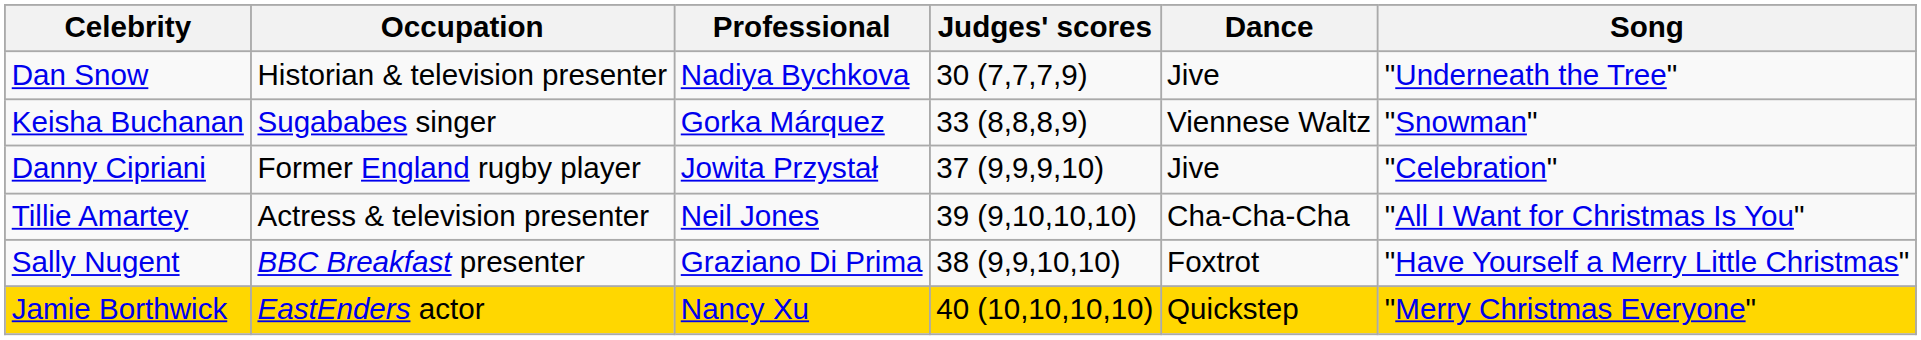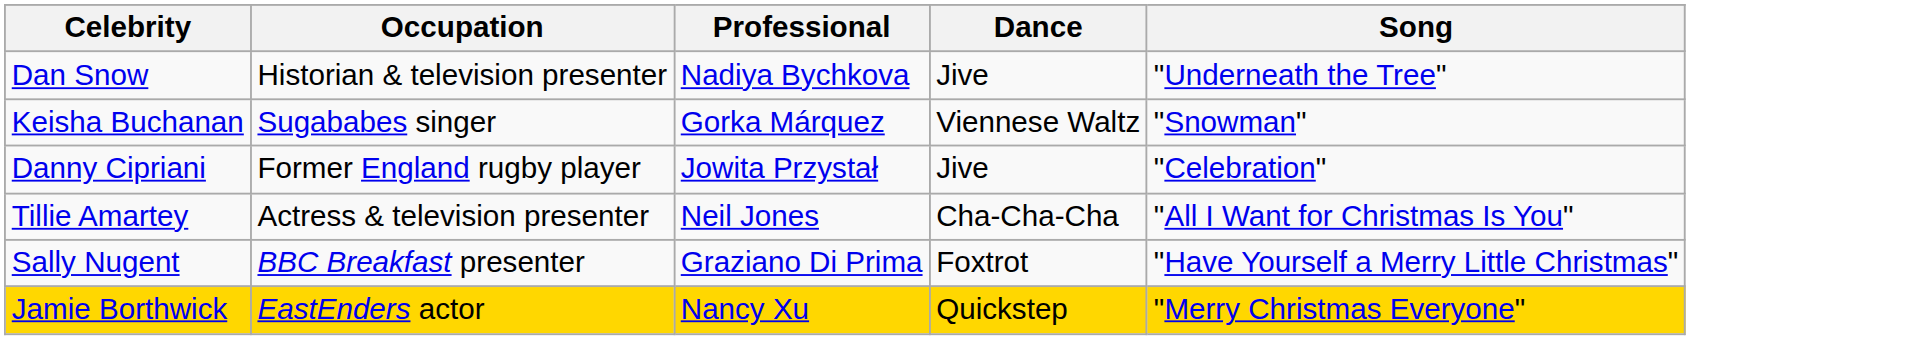- column: (1045, 27)
